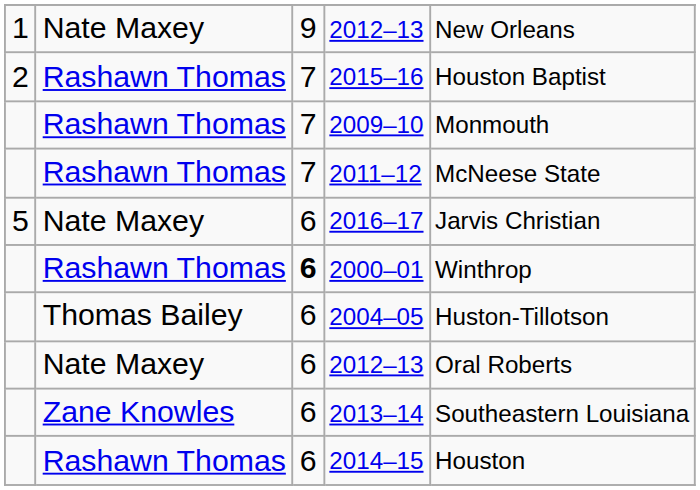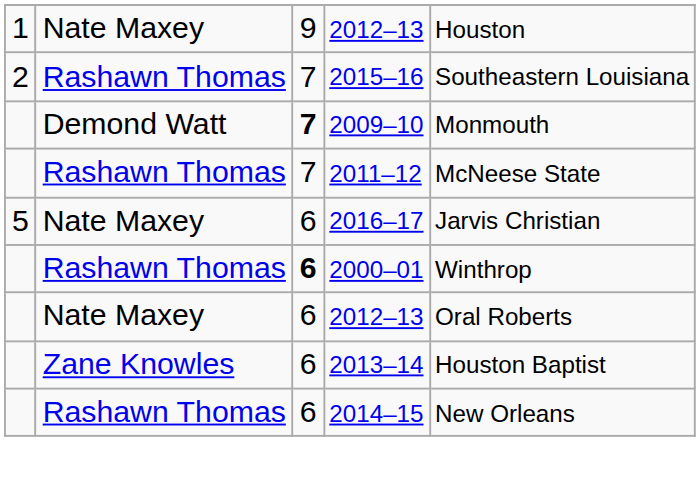(505, 29) New Orleans -> (480, 29) Houston
(520, 77) Houston Baptist -> (562, 77) Southeastern Louisiana
(164, 124) Rashawn Thomas -> (135, 124) Demond Watt
(308, 124) normal -> (308, 124) bold
- row: (20, 317)
(562, 413) Southeastern Louisiana -> (520, 365) Houston Baptist
(480, 461) Houston -> (505, 413) New Orleans
